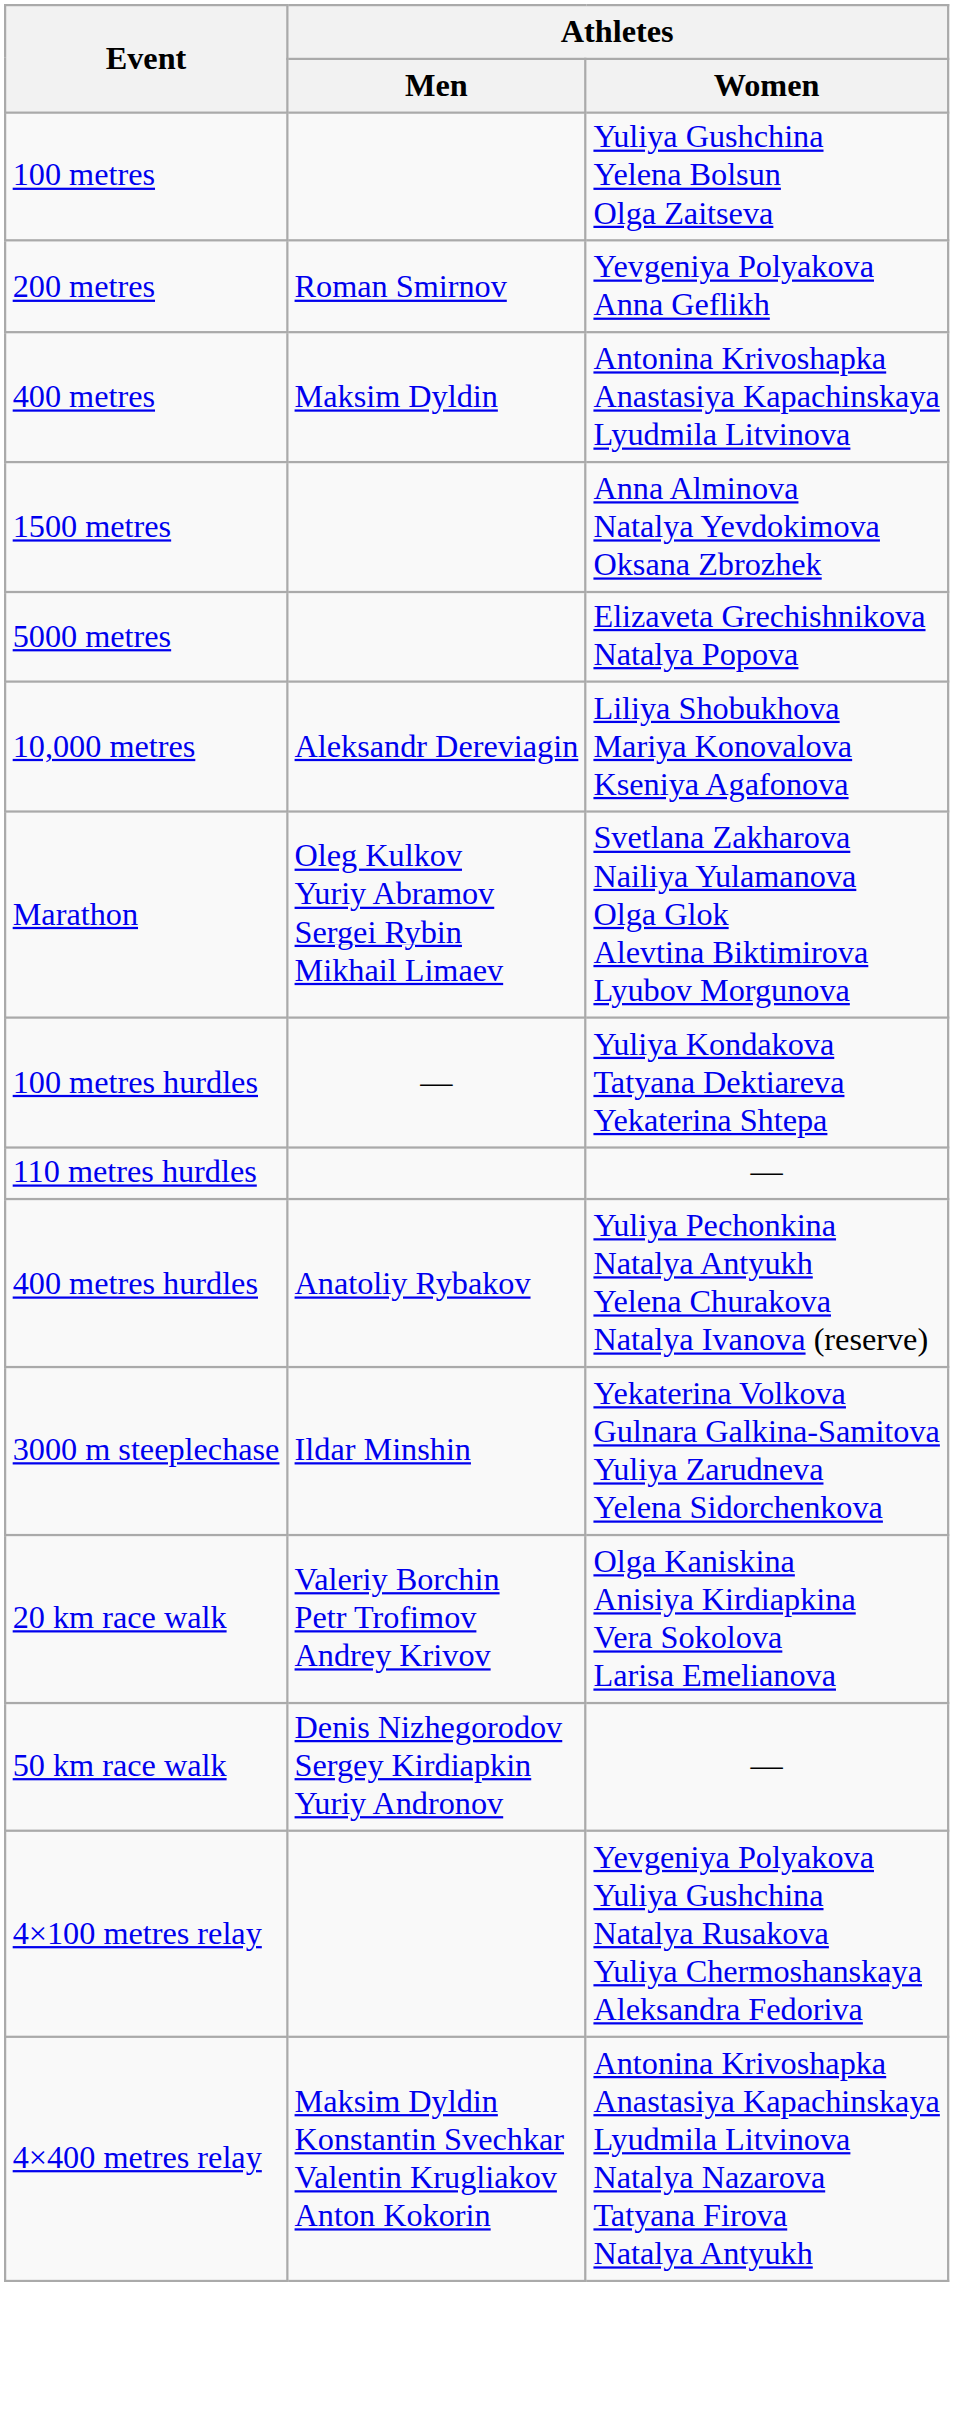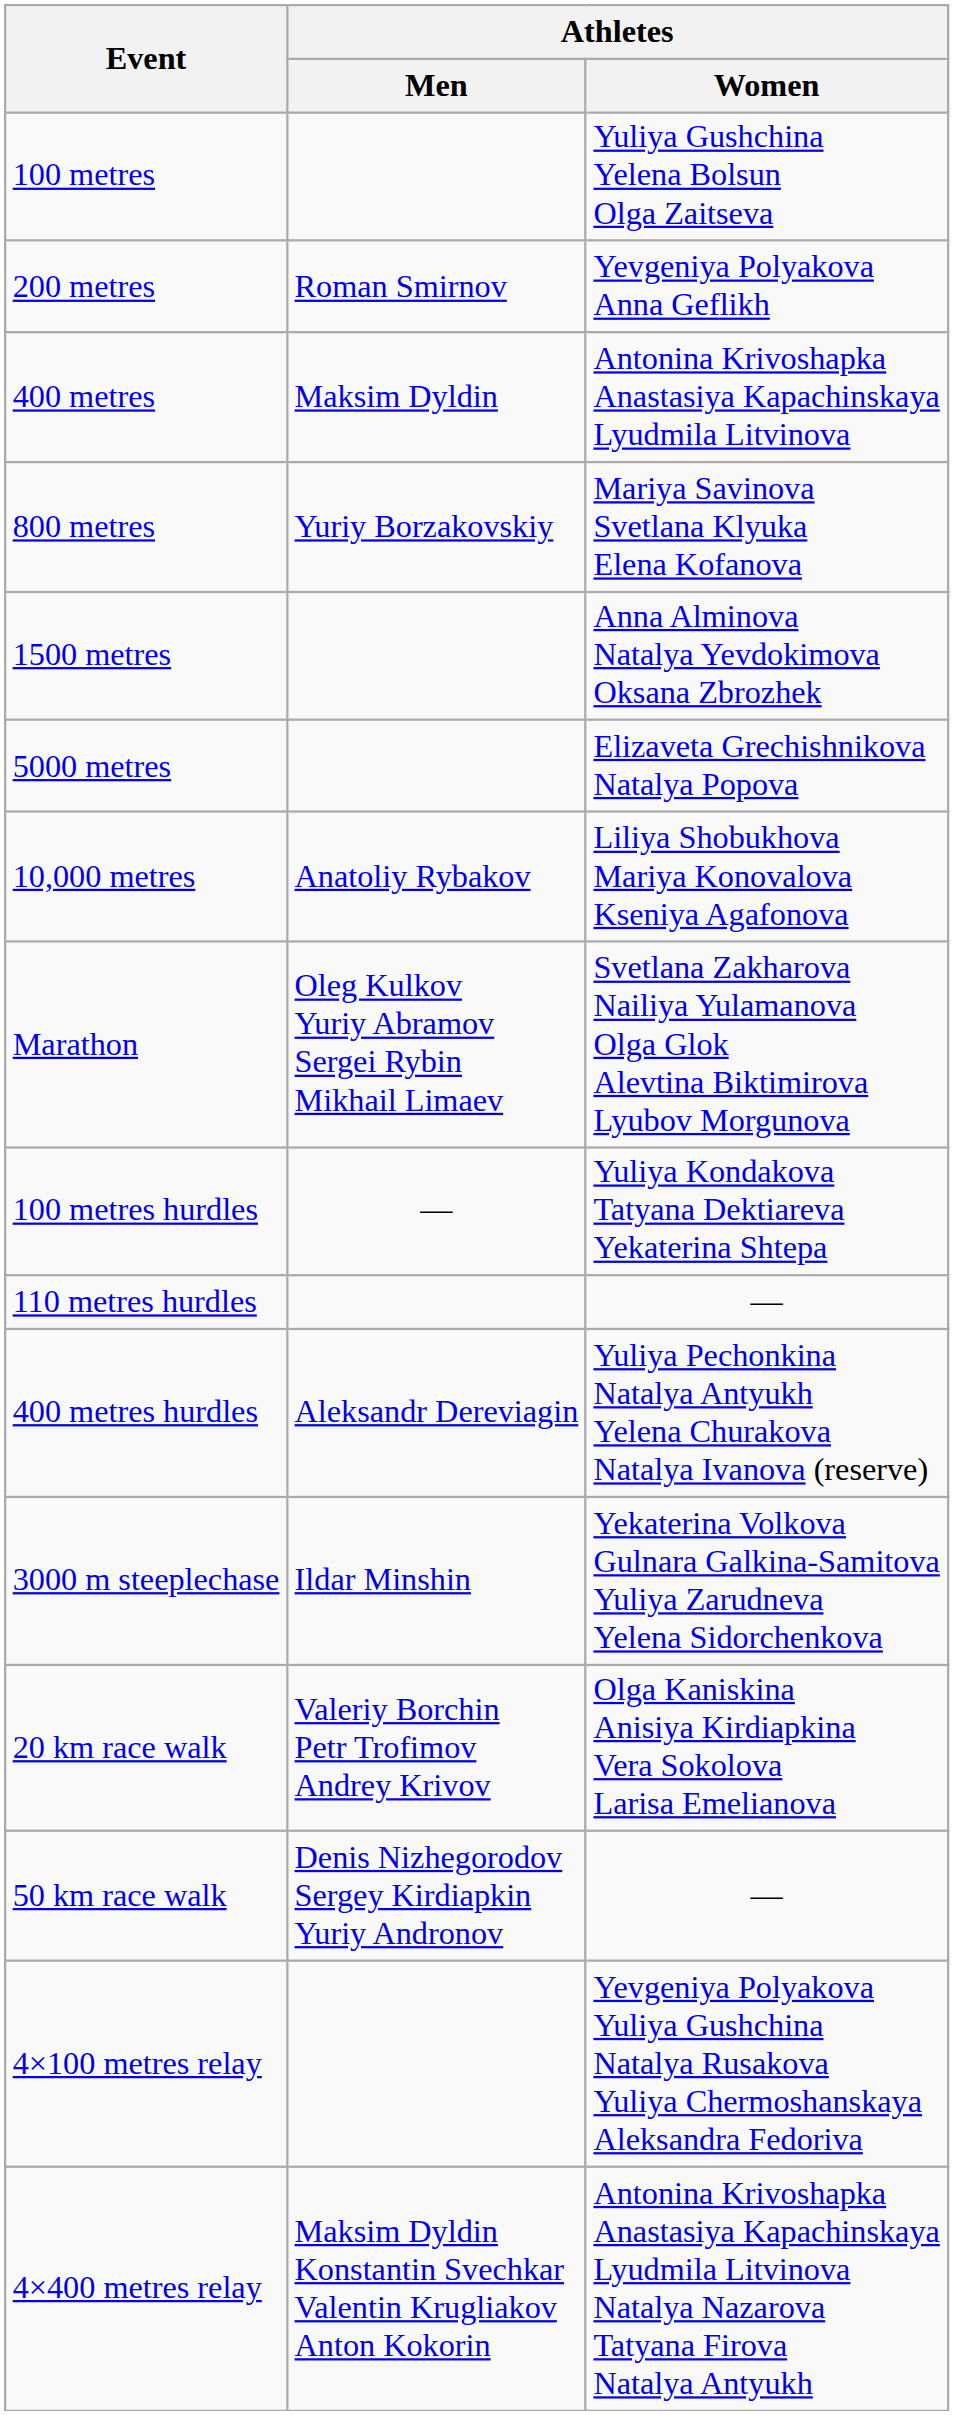+ row: (84, 525)
(436, 746) Aleksandr Dereviagin -> (413, 875) Anatoliy Rybakov
(413, 1283) Anatoliy Rybakov -> (436, 1412) Aleksandr Dereviagin
